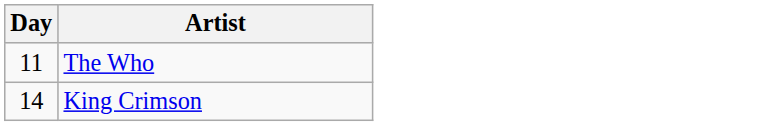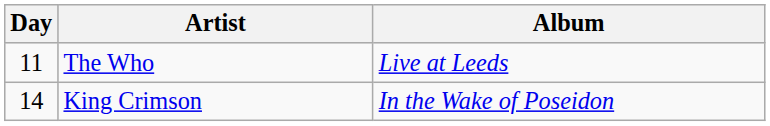+ column: (569, 23)
